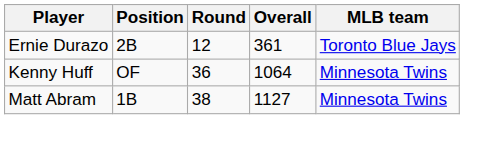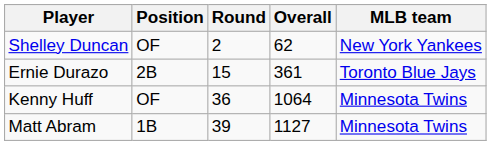+ row: (68, 45)
(201, 45) 12 -> (221, 72) 15
(201, 99) 38 -> (221, 126) 39
